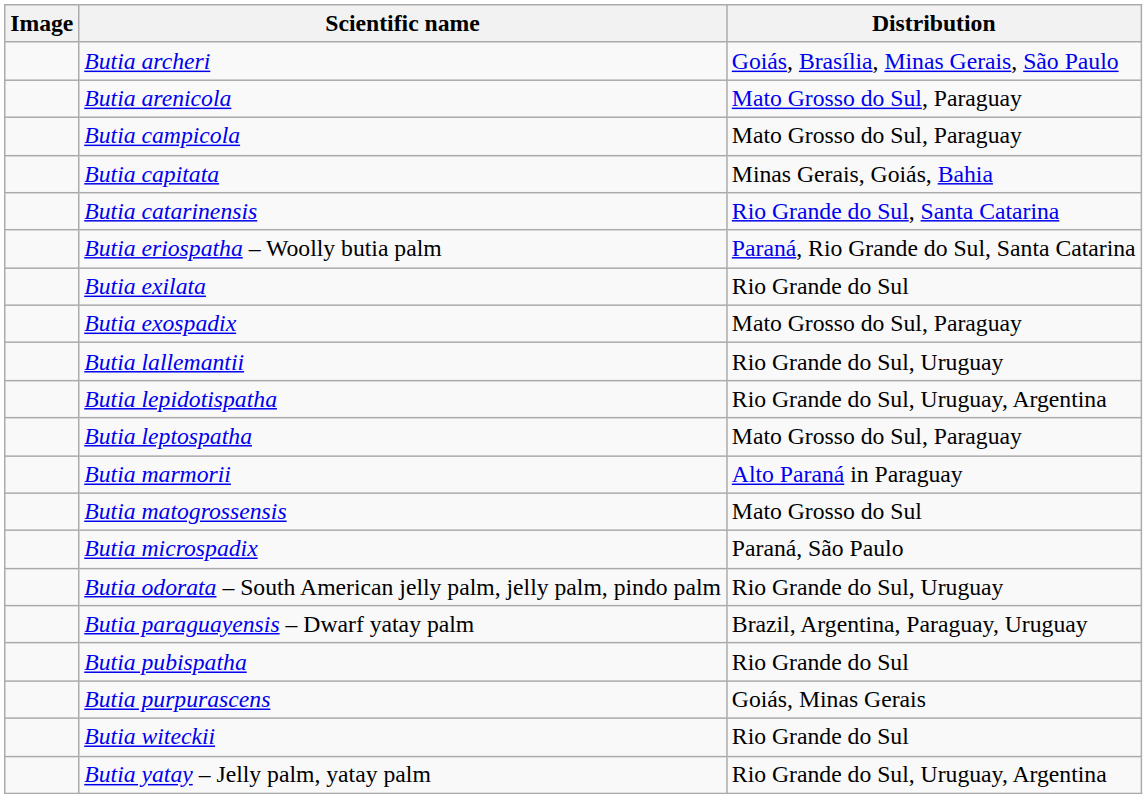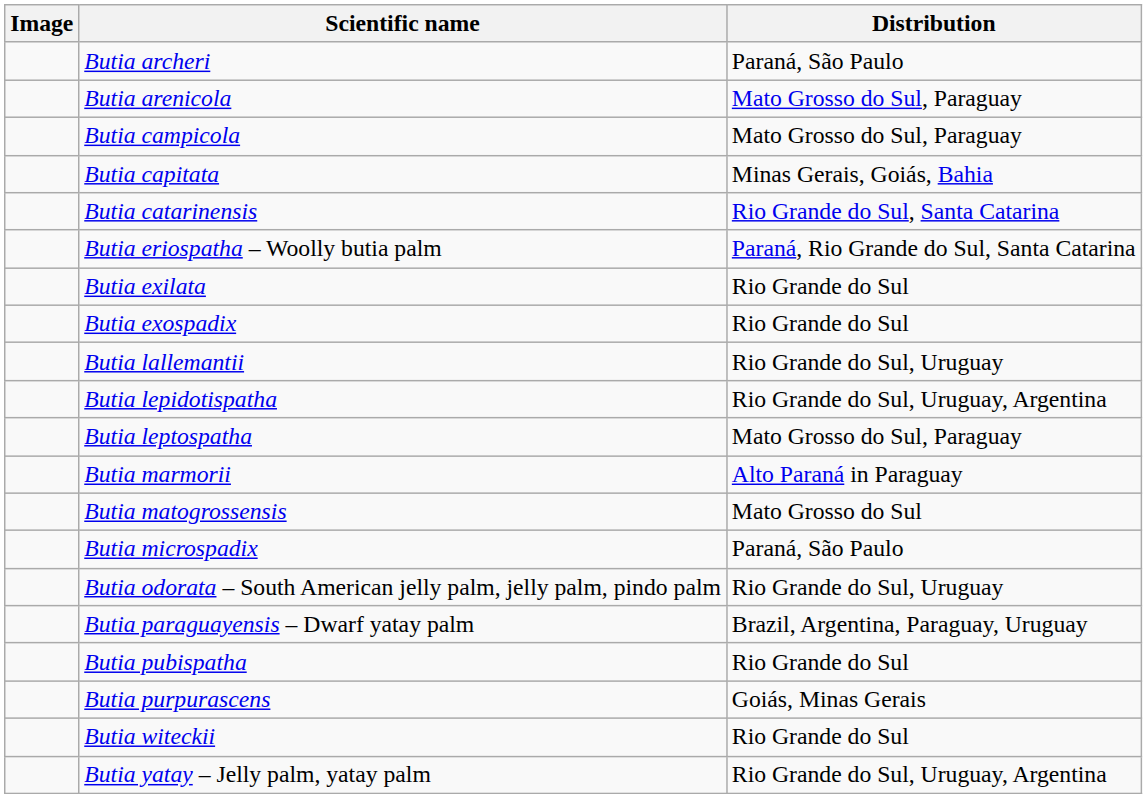(925, 60) Goiás, Brasília, Minas Gerais, São Paulo -> (818, 60) Paraná, São Paulo
(877, 323) Mato Grosso do Sul, Paraguay -> (820, 323) Rio Grande do Sul
